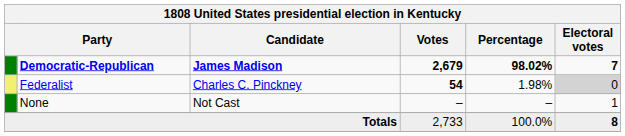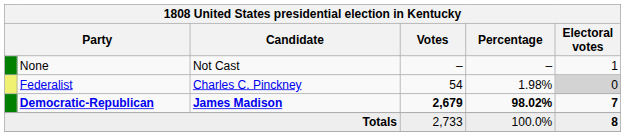rows swapped: (87, 66) <-> (34, 104)
(456, 85) bold -> (456, 85) normal
